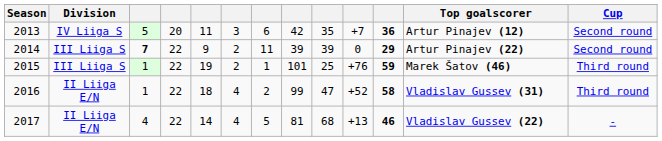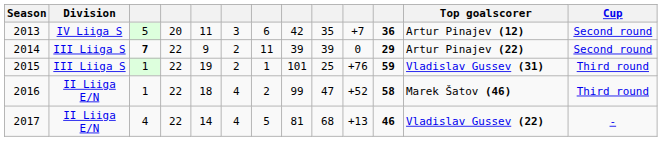(459, 67) Marek Šatov (46) -> (475, 67) Vladislav Gussev (31)
(475, 91) Vladislav Gussev (31) -> (459, 91) Marek Šatov (46)
